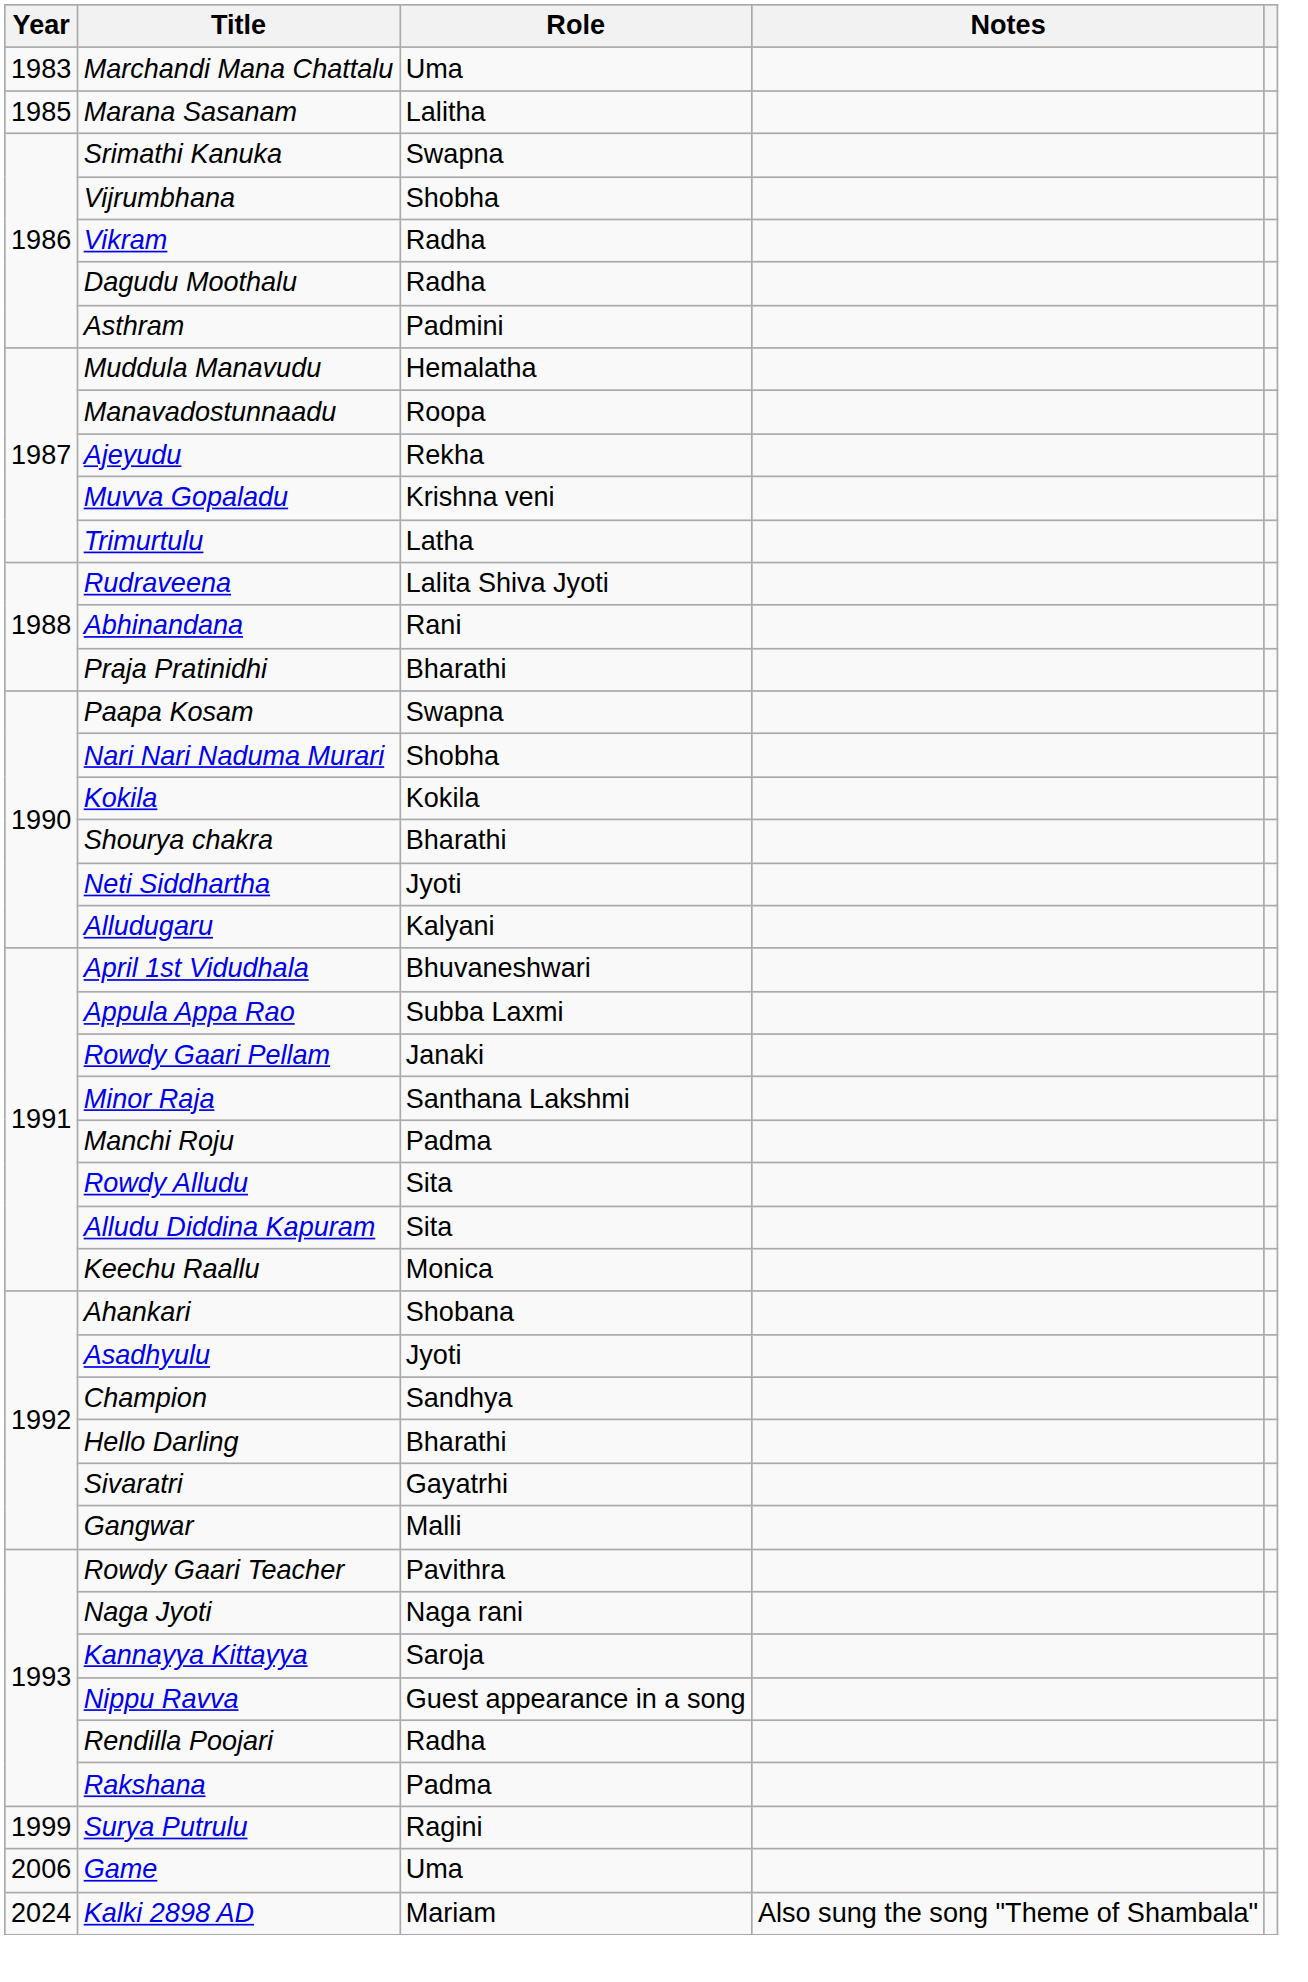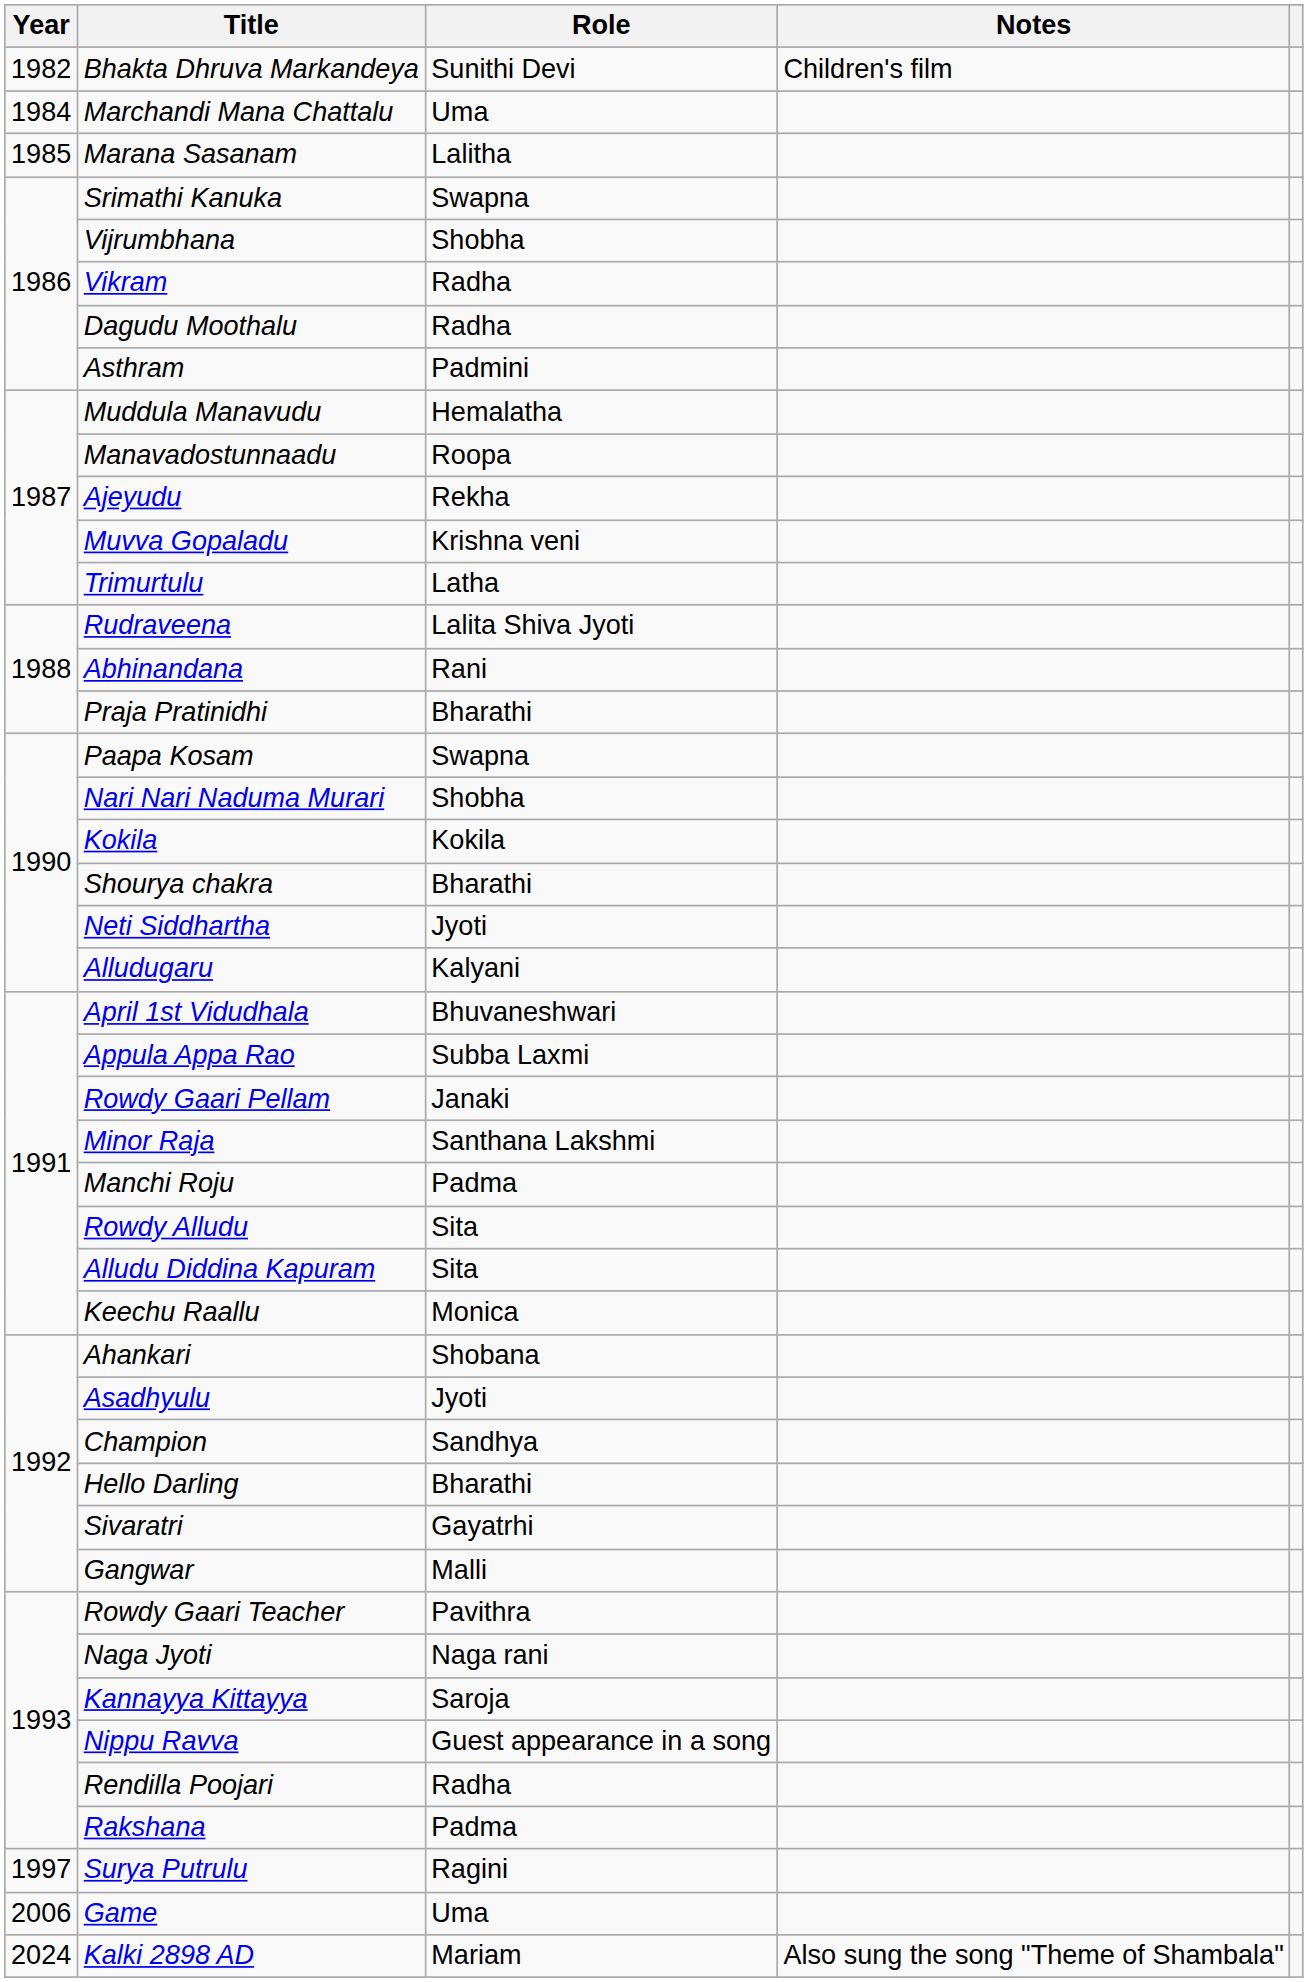+ row: (251, 68)
(41, 68) 1983 -> (41, 111) 1984
(41, 1827) 1999 -> (41, 1869) 1997
